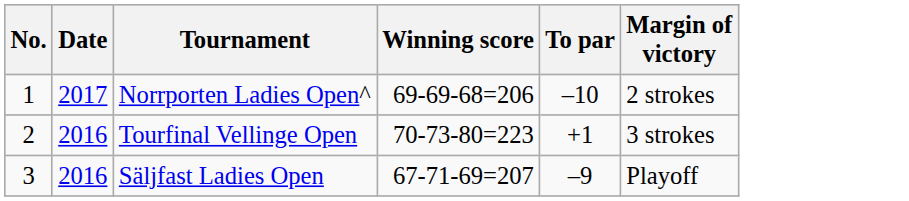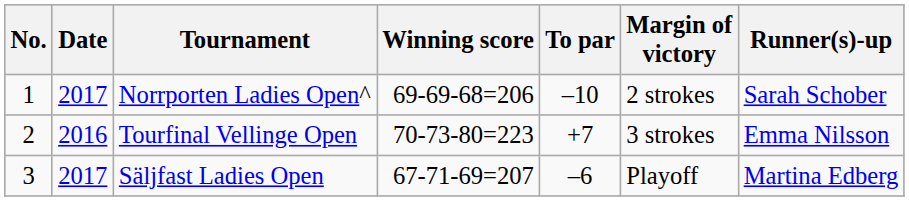+ column: (821, 39)
(580, 135) +1 -> (580, 135) +7
(83, 175) 2016 -> (83, 175) 2017
(580, 175) –9 -> (580, 175) –6
